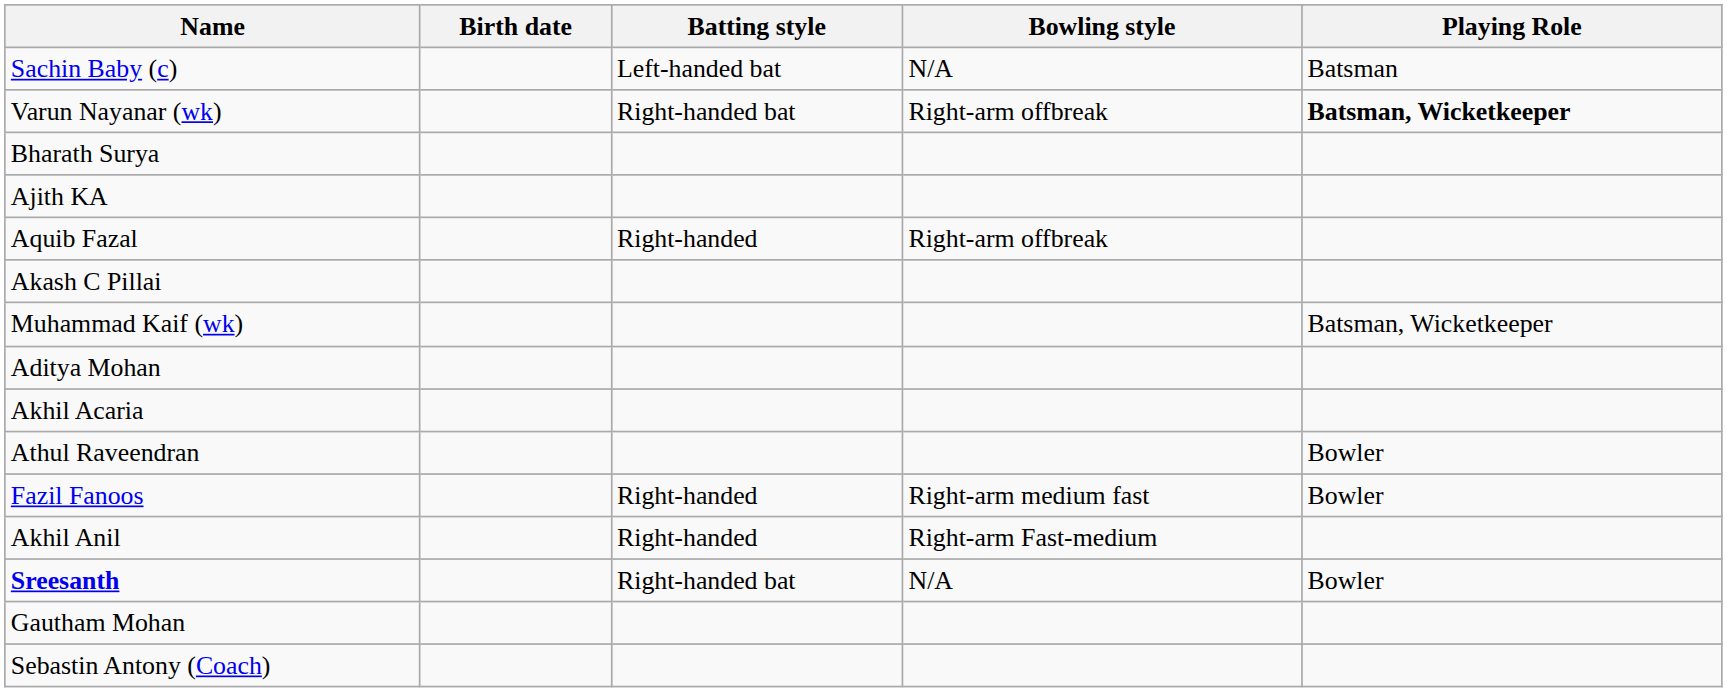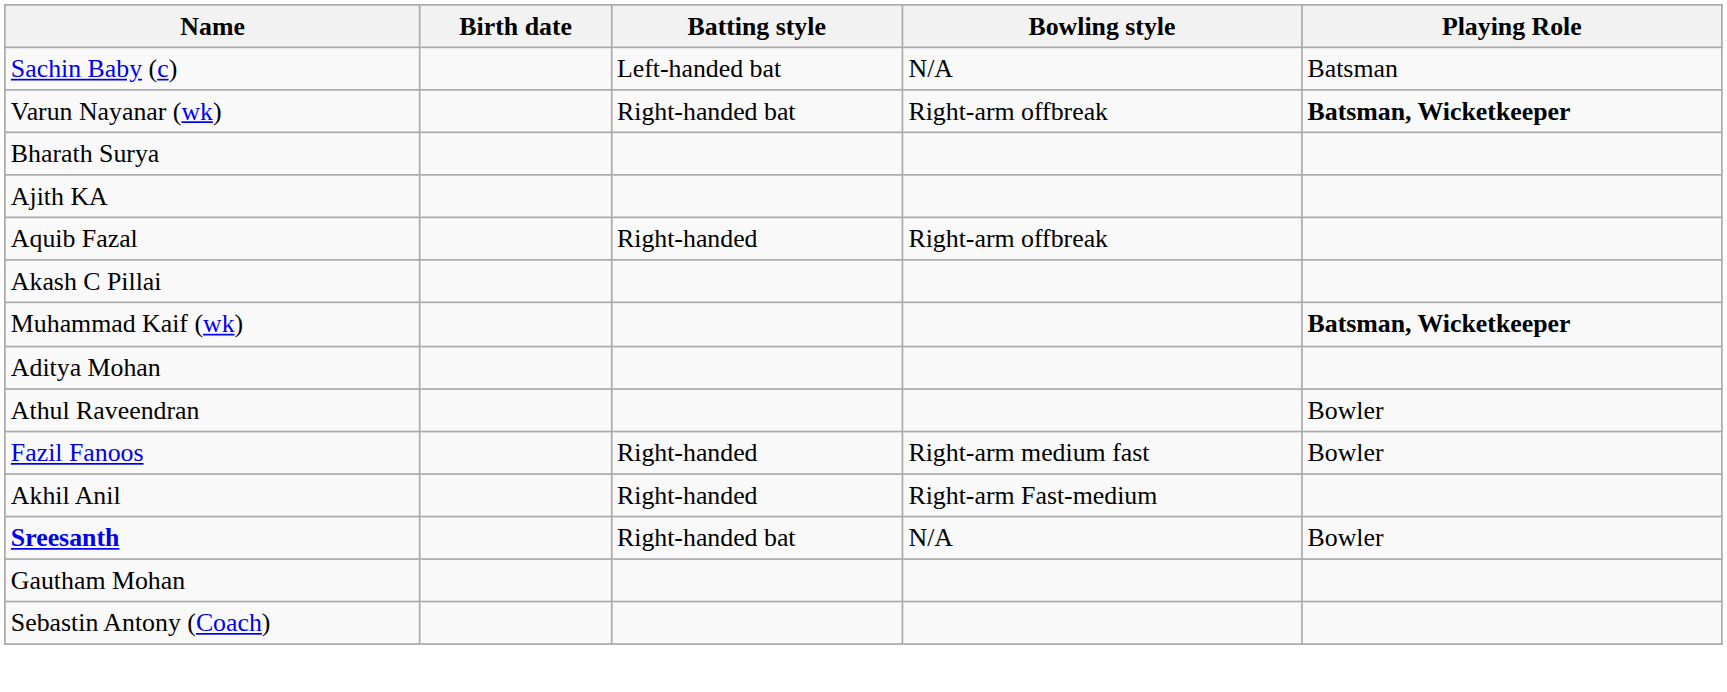(1430, 324) normal -> (1439, 324) bold
- row: (77, 409)
